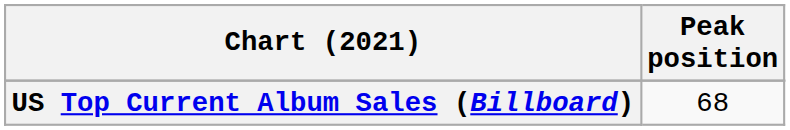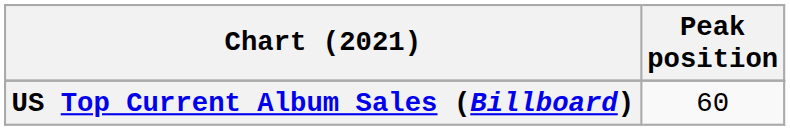(713, 103) 68 -> (713, 103) 60
